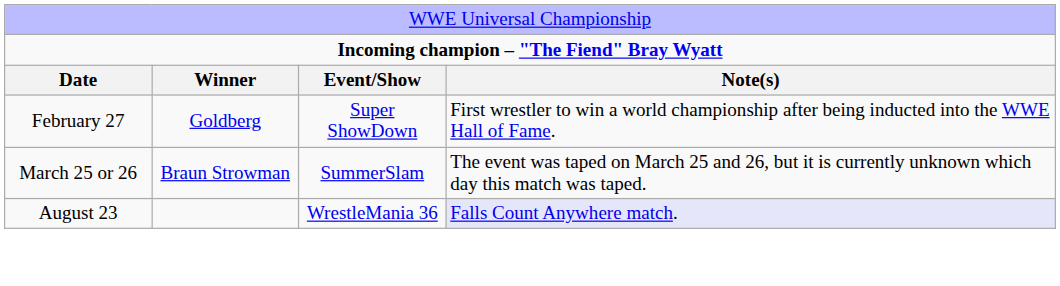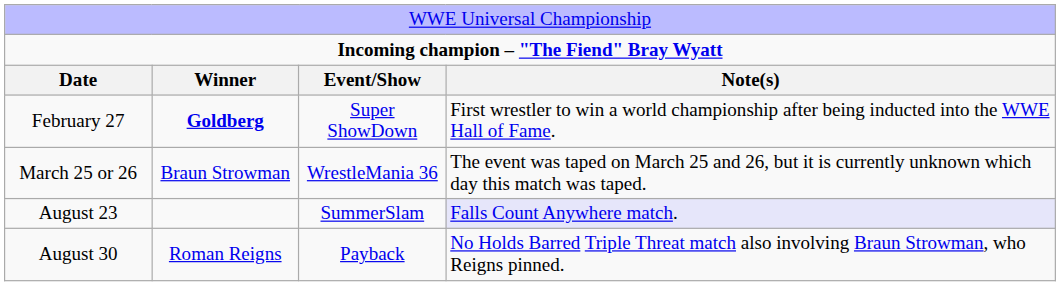(225, 120) normal -> (225, 120) bold
(372, 172) SummerSlam -> (372, 172) WrestleMania 36
(372, 213) WrestleMania 36 -> (372, 213) SummerSlam
+ row: (78, 254)
